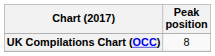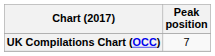(187, 42) 8 -> (187, 42) 7
